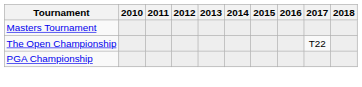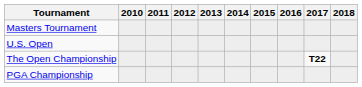+ row: (30, 44)
(317, 44) normal -> (317, 59) bold
